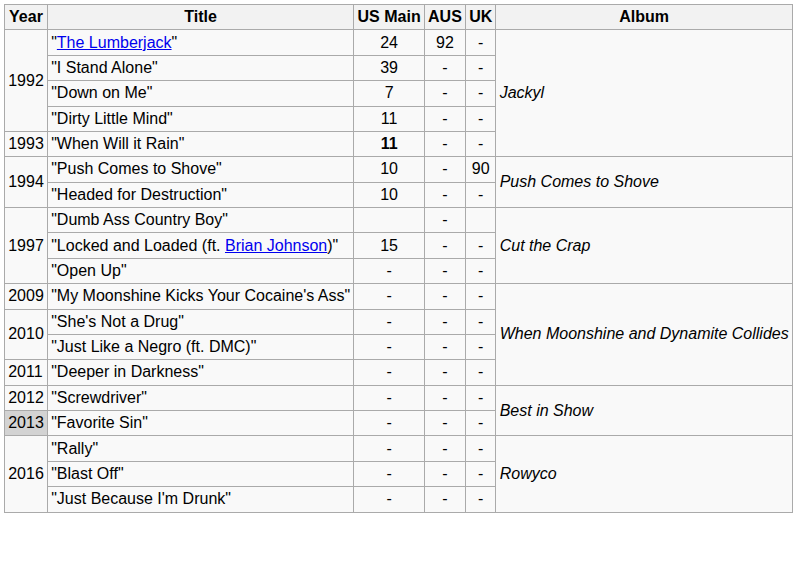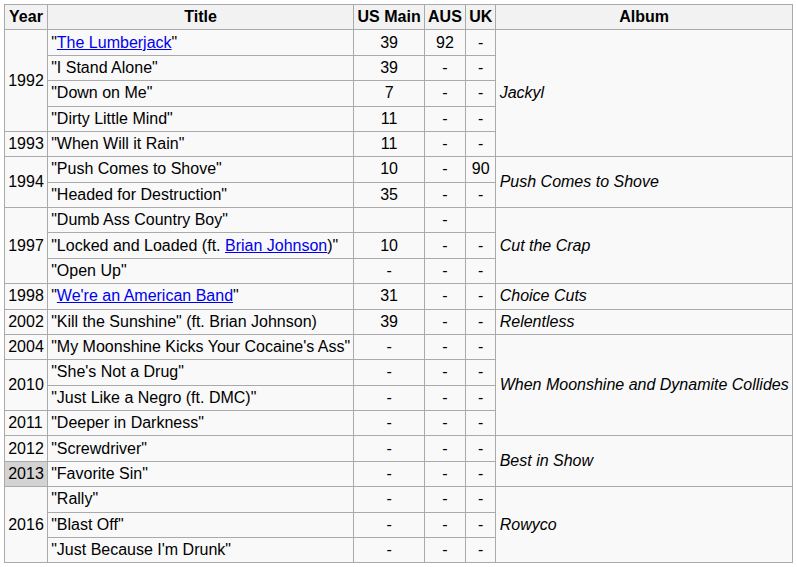(389, 42) 24 -> (389, 42) 39
(389, 144) bold -> (389, 144) normal
(389, 194) 10 -> (389, 194) 35
(389, 245) 15 -> (389, 245) 10
+ row: (145, 296)
+ row: (184, 321)
(26, 296) 2009 -> (26, 347) 2004
